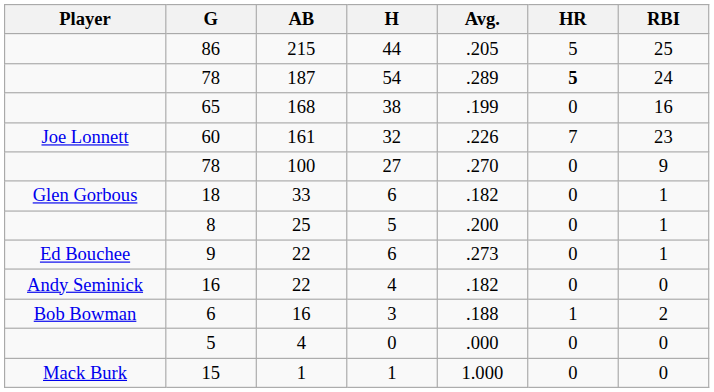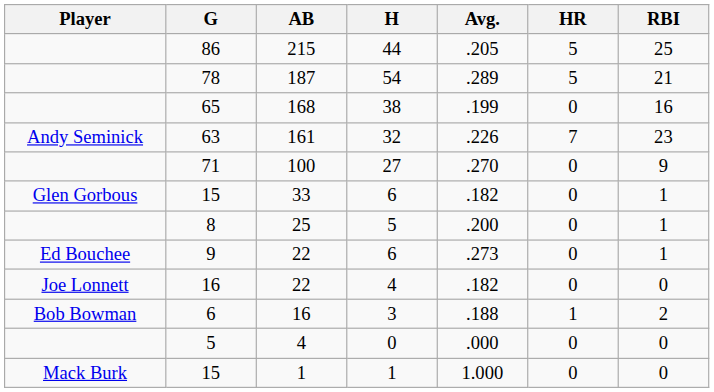(573, 78) bold -> (573, 78) normal
(663, 78) 24 -> (663, 78) 21
(85, 136) Joe Lonnett -> (85, 136) Andy Seminick
(211, 136) 60 -> (211, 136) 63
(211, 166) 78 -> (211, 166) 71
(211, 195) 18 -> (211, 195) 15
(85, 284) Andy Seminick -> (85, 284) Joe Lonnett
